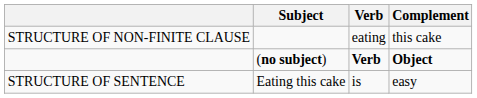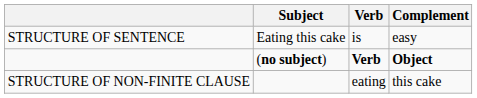rows swapped: (96, 81) <-> (129, 37)
